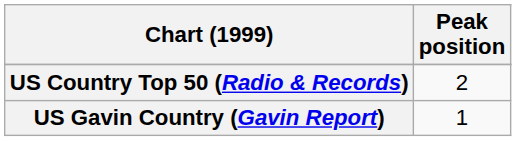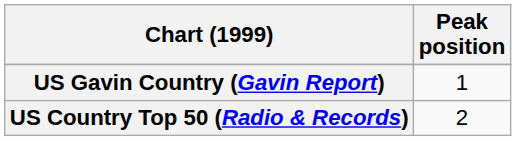rows swapped: (209, 117) <-> (209, 82)
